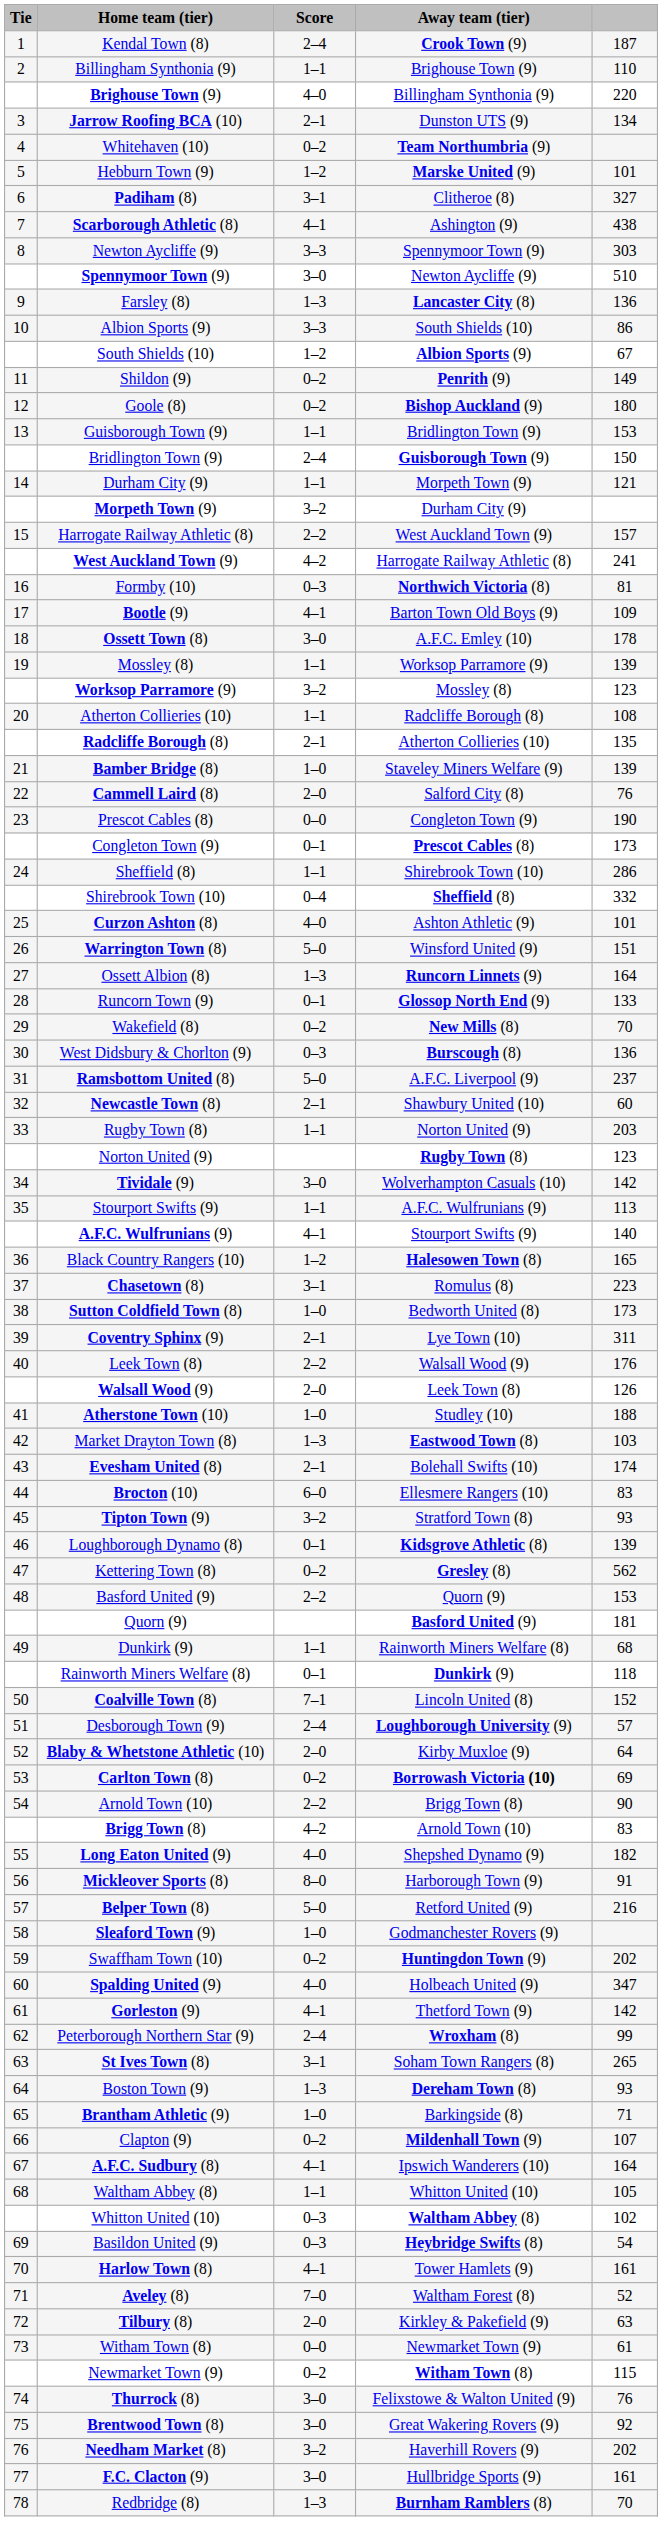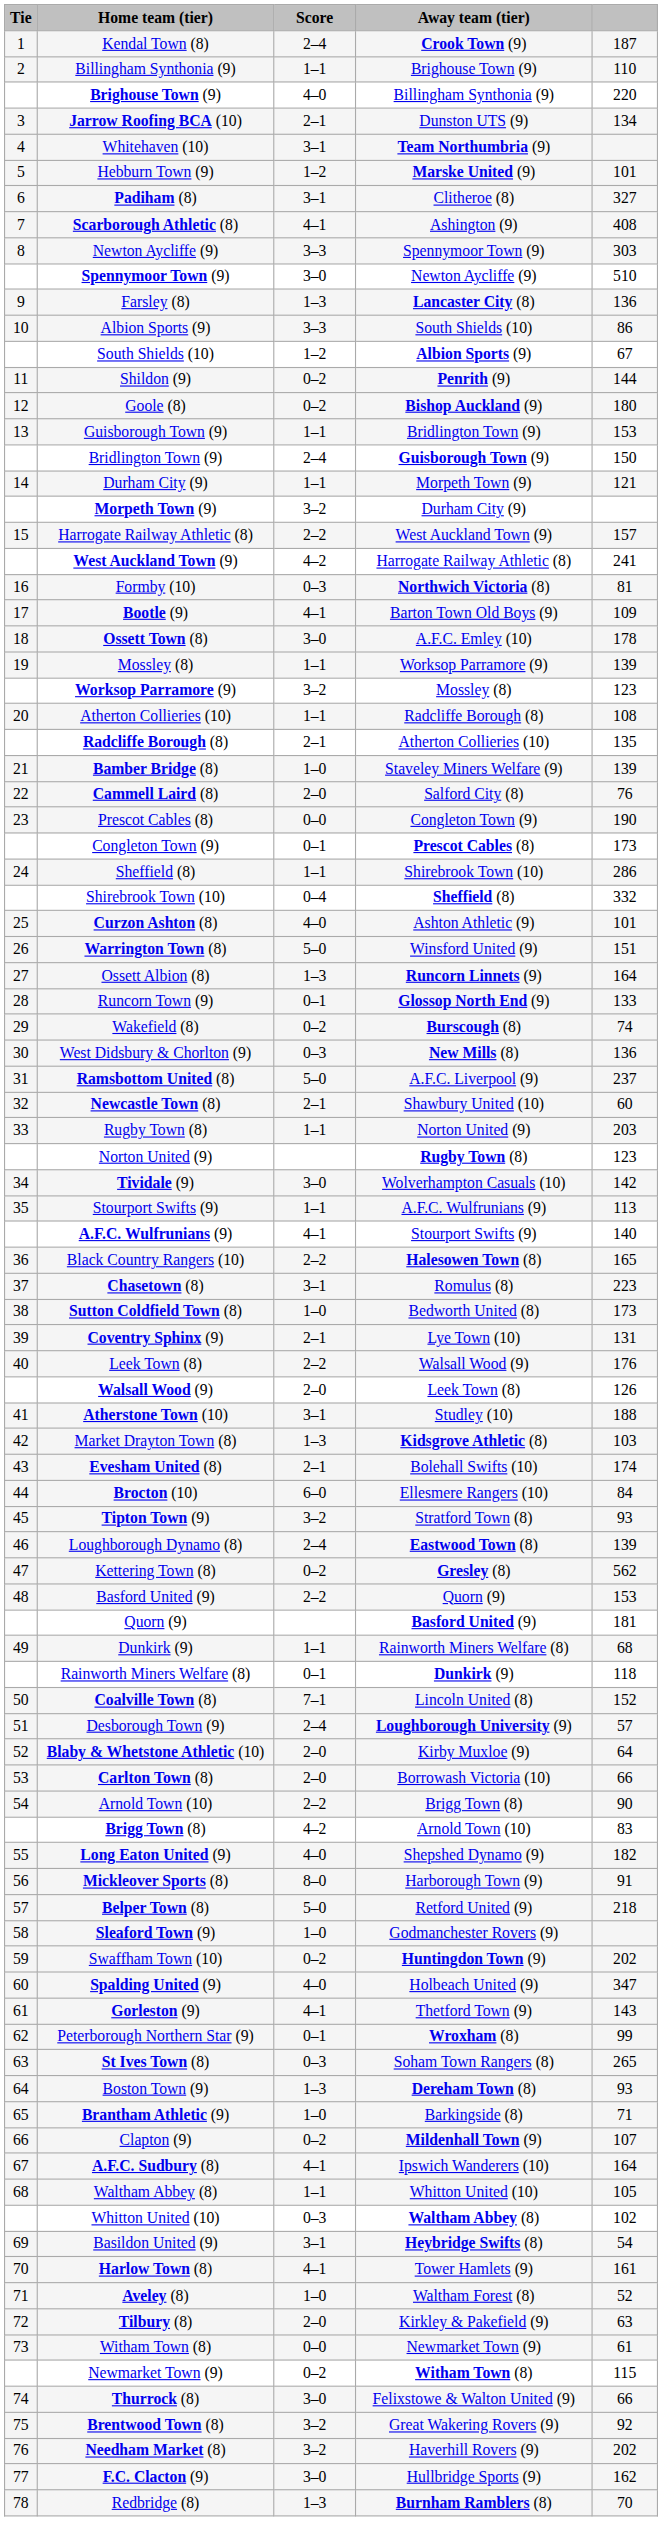(315, 147) 0–2 -> (315, 147) 3–1
(625, 224) 438 -> (625, 224) 408
(625, 380) 149 -> (625, 380) 144
(474, 1027) New Mills (8) -> (474, 1027) Burscough (8)
(625, 1027) 70 -> (625, 1027) 74
(474, 1053) Burscough (8) -> (474, 1053) New Mills (8)
(315, 1260) 1–2 -> (315, 1260) 2–2
(625, 1338) 311 -> (625, 1338) 131
(315, 1415) 1–0 -> (315, 1415) 3–1
(474, 1441) Eastwood Town (8) -> (474, 1441) Kidsgrove Athletic (8)
(625, 1493) 83 -> (625, 1493) 84
(315, 1545) 0–1 -> (315, 1545) 2–4
(474, 1545) Kidsgrove Athletic (8) -> (474, 1545) Eastwood Town (8)
(315, 1778) 0–2 -> (315, 1778) 2–0
(474, 1778) bold -> (474, 1778) normal
(625, 1778) 69 -> (625, 1778) 66
(625, 1907) 216 -> (625, 1907) 218
(625, 2011) 142 -> (625, 2011) 143
(315, 2037) 2–4 -> (315, 2037) 0–1
(315, 2062) 3–1 -> (315, 2062) 0–3
(315, 2244) 0–3 -> (315, 2244) 3–1
(315, 2295) 7–0 -> (315, 2295) 1–0
(625, 2399) 76 -> (625, 2399) 66
(315, 2425) 3–0 -> (315, 2425) 3–2
(625, 2477) 161 -> (625, 2477) 162
